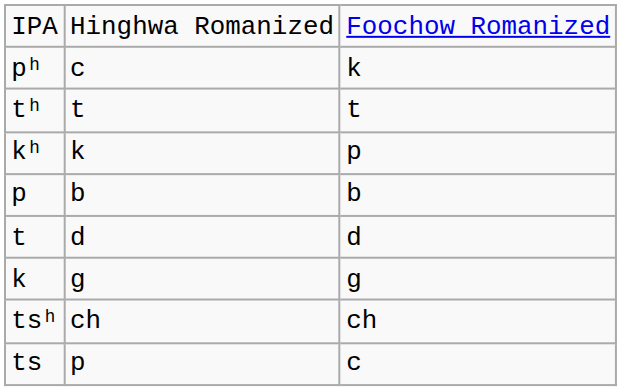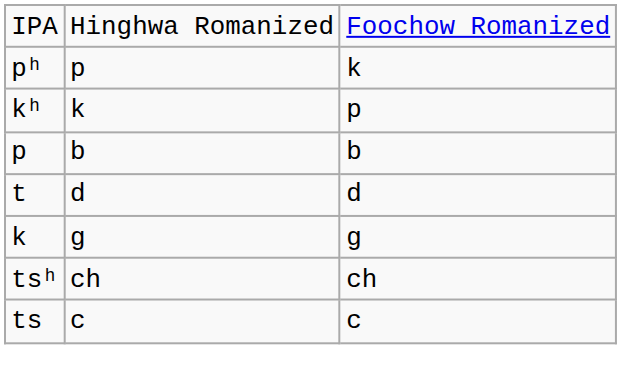(78, 68) c -> (78, 68) p
- row: (27, 110)
(78, 363) p -> (78, 321) c
